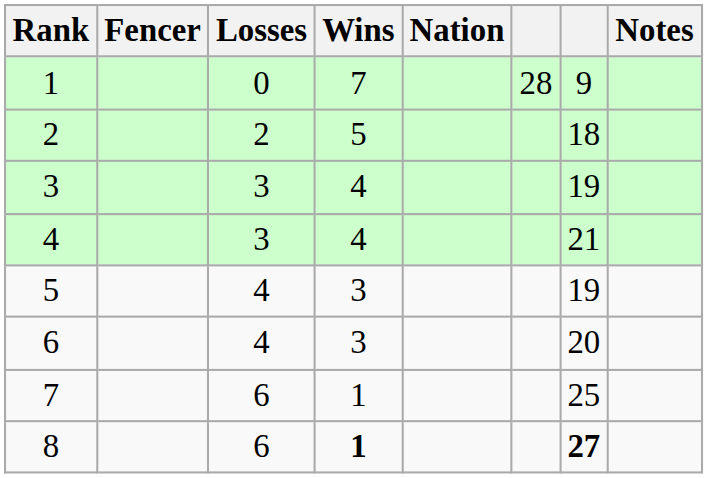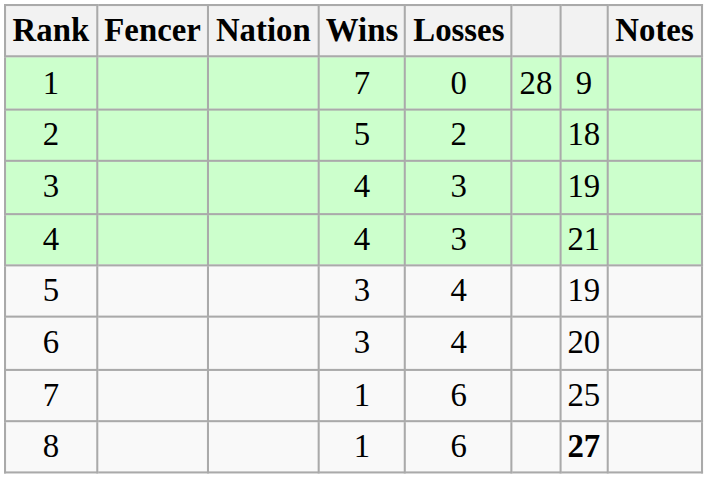columns swapped: (457, 30) <-> (261, 30)
(358, 446) bold -> (362, 446) normal
